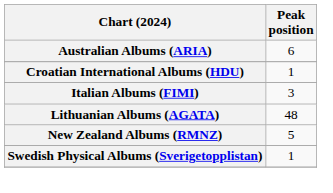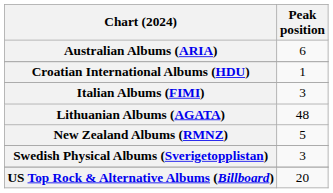(291, 156) 1 -> (302, 156) 3
+ row: (141, 177)
